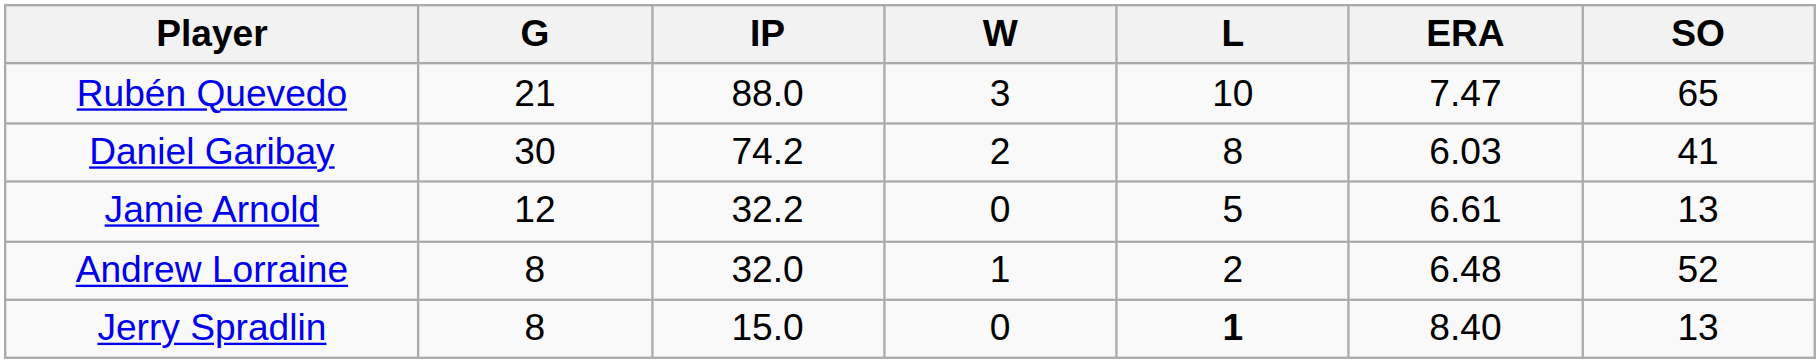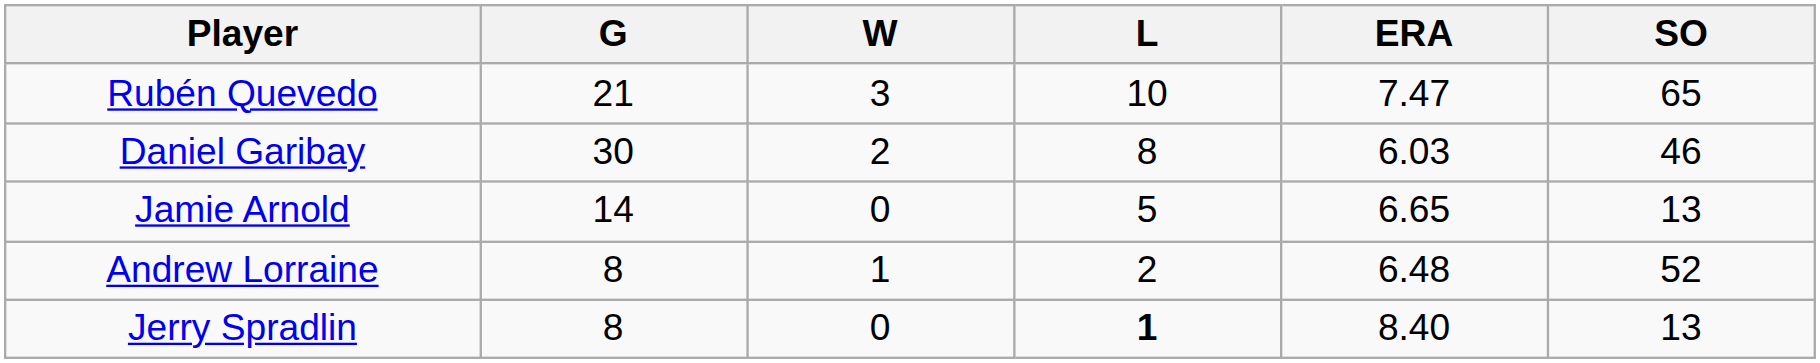- column: (768, 33)
(1698, 151) 41 -> (1681, 151) 46
(535, 210) 12 -> (613, 210) 14
(1465, 210) 6.61 -> (1414, 210) 6.65
